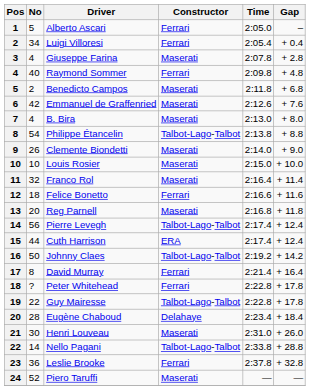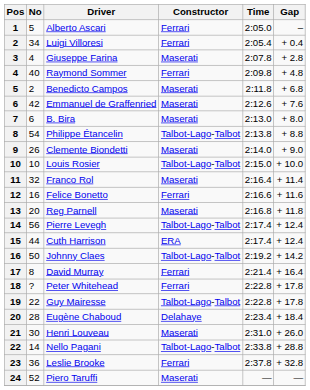(31, 119) 4 -> (31, 119) 6
(179, 165) Maserati -> (201, 165) Talbot-Lago-Talbot
(34, 195) 18 -> (34, 195) 16
